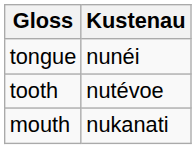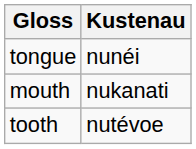rows swapped: (34, 90) <-> (40, 125)
